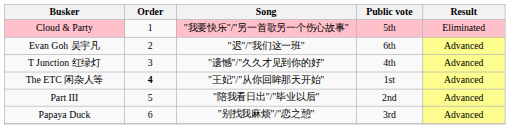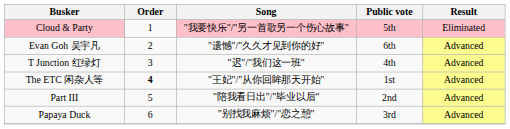(266, 45) "迟"/"我们这一班" -> (266, 45) "遗憾"/"久久才见到你的好"
(266, 62) "遗憾"/"久久才见到你的好" -> (266, 62) "迟"/"我们这一班"
